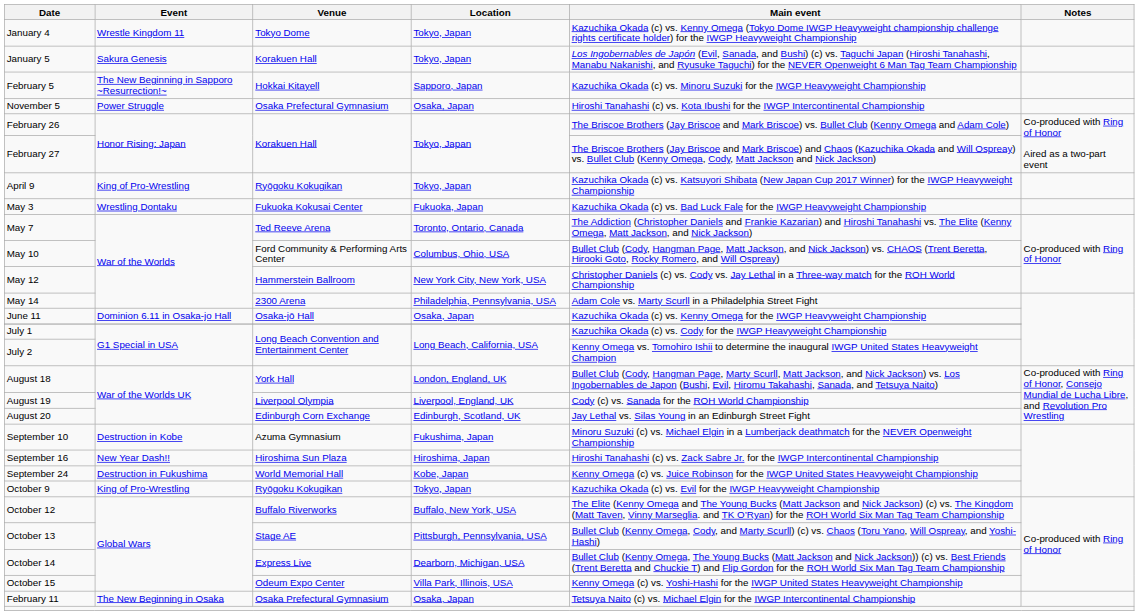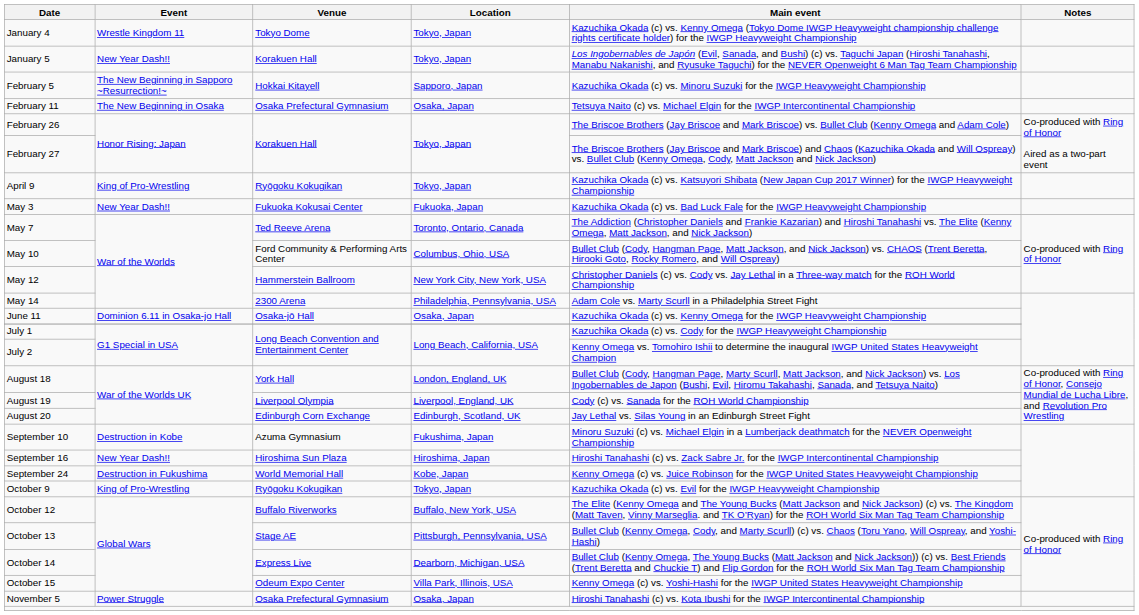(132, 59) Sakura Genesis -> (134, 59) New Year Dash!!
rows swapped: (33, 598) <-> (33, 106)
(137, 206) Wrestling Dontaku -> (134, 206) New Year Dash!!
